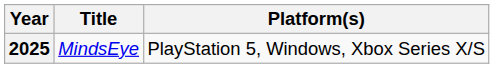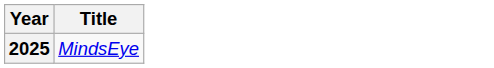- column: (316, 19)
